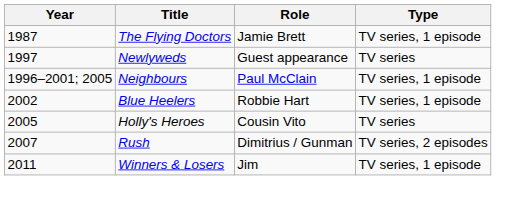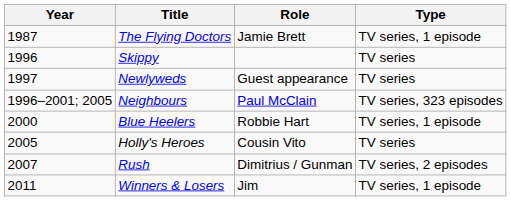+ row: (139, 57)
(420, 79) TV series, 1 episode -> (431, 100) TV series, 323 episodes
(22, 100) 2002 -> (22, 121) 2000
